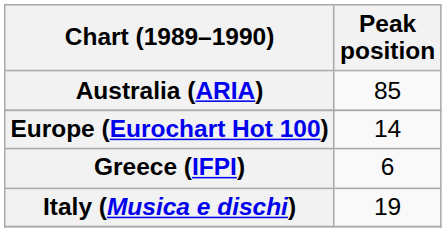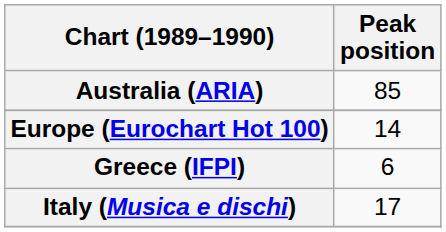(388, 206) 19 -> (388, 206) 17
